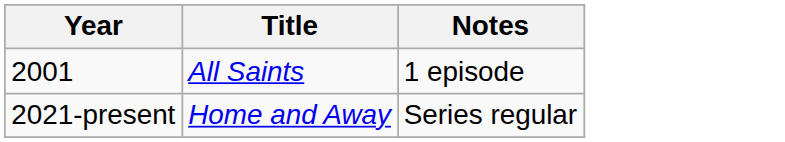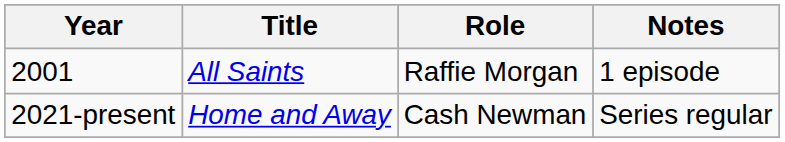+ column: (495, 26)
